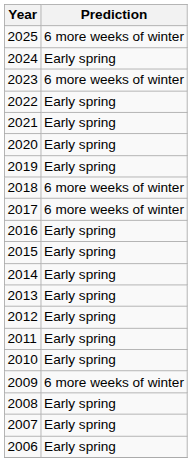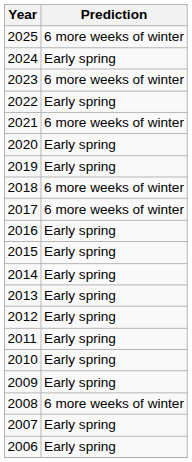(80, 123) Early spring -> (114, 123) 6 more weeks of winter
(114, 381) 6 more weeks of winter -> (80, 381) Early spring
(80, 403) Early spring -> (114, 403) 6 more weeks of winter
